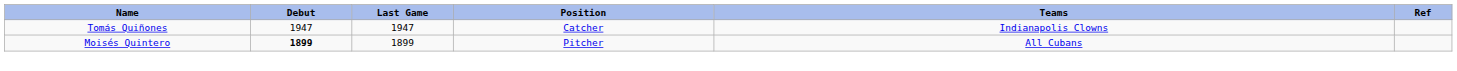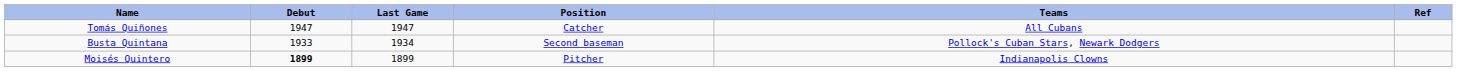(1054, 28) Indianapolis Clowns -> (1054, 28) All Cubans
+ row: (127, 43)
(1054, 43) All Cubans -> (1054, 58) Indianapolis Clowns
